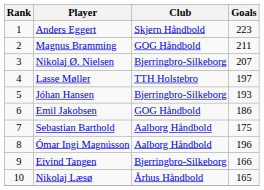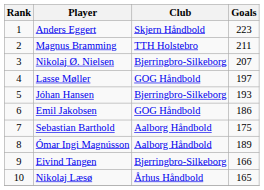(167, 45) GOG Håndbold -> (166, 45) TTH Holstebro
(166, 78) TTH Holstebro -> (167, 78) GOG Håndbold
(244, 144) 196 -> (244, 144) 189
